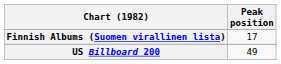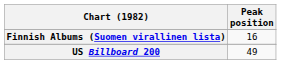(252, 37) 17 -> (252, 37) 16
